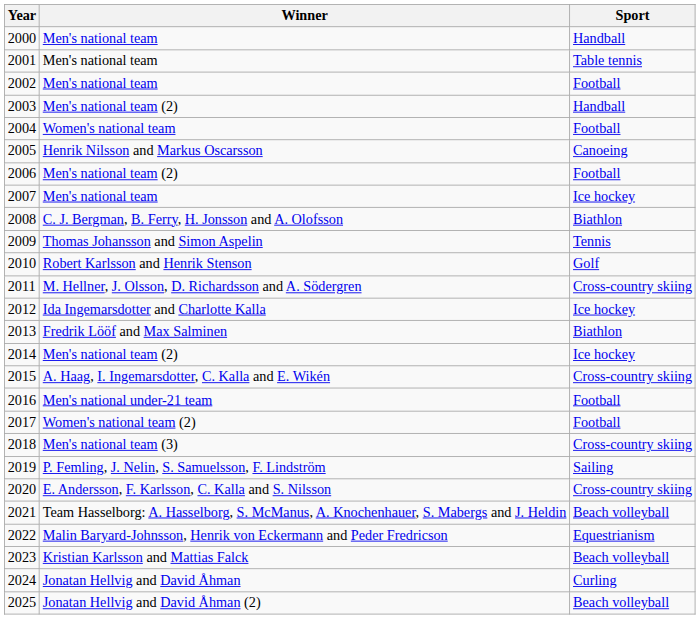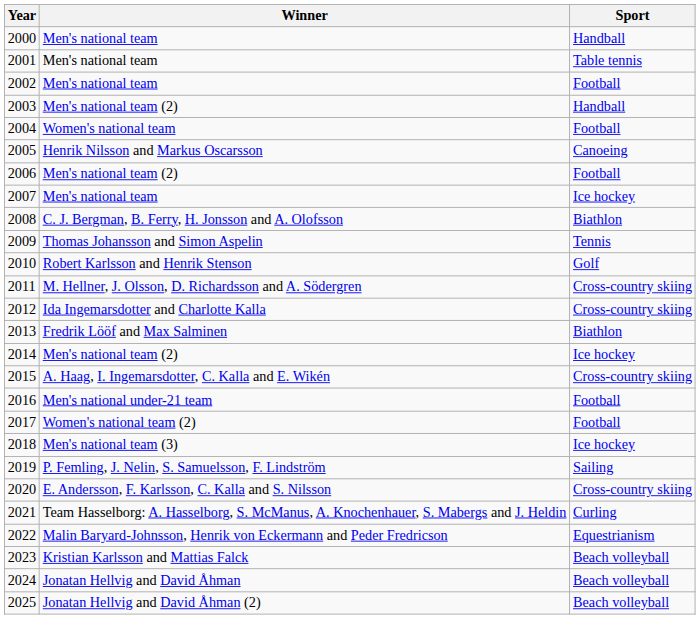(604, 309) Ice hockey -> (633, 309) Cross-country skiing
(633, 444) Cross-country skiing -> (604, 444) Ice hockey
(621, 512) Beach volleyball -> (595, 512) Curling
(595, 580) Curling -> (621, 580) Beach volleyball
